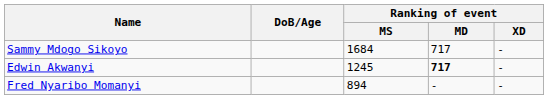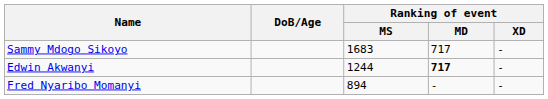(360, 50) 1684 -> (360, 50) 1683
(360, 68) 1245 -> (360, 68) 1244
